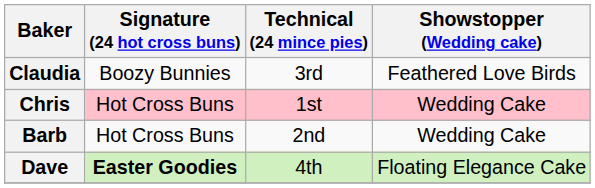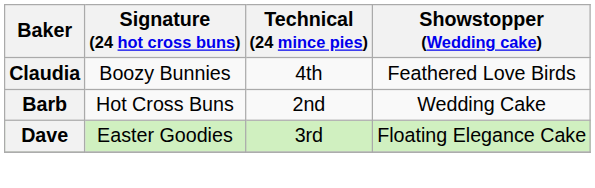(309, 73) 3rd -> (309, 73) 4th
- row: (45, 104)
(165, 167) bold -> (165, 135) normal
(309, 167) 4th -> (309, 135) 3rd
